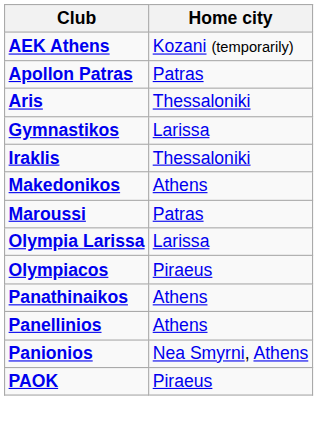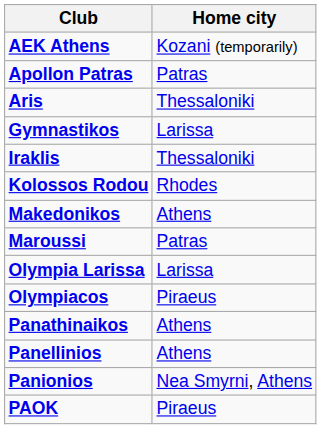+ row: (79, 185)
